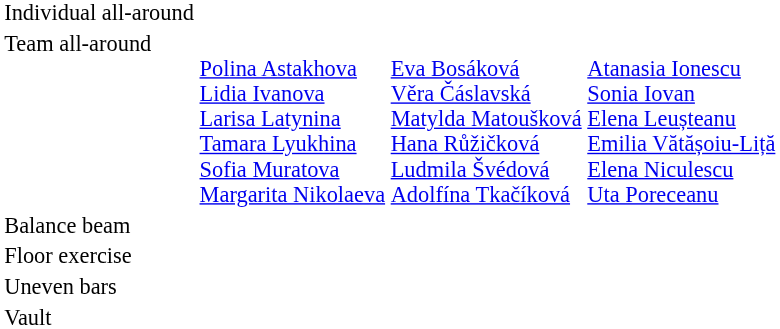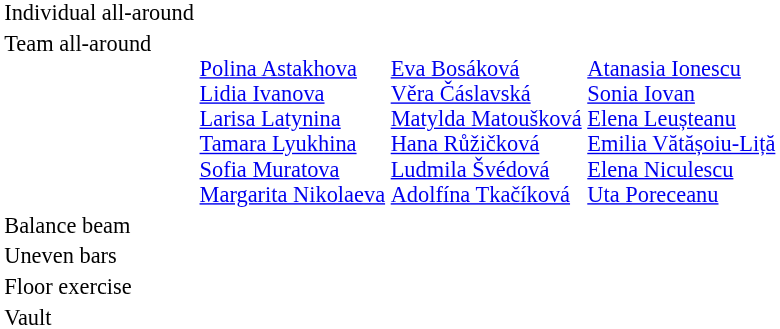rows swapped: (68, 256) <-> (60, 286)
